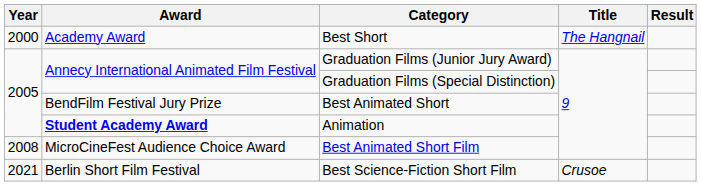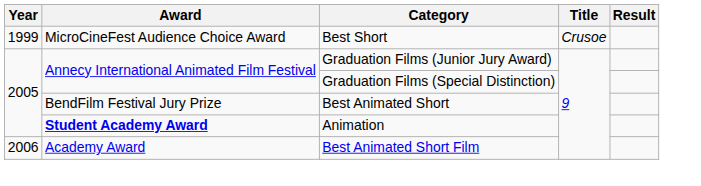(23, 37) 2000 -> (23, 37) 1999
(95, 37) Academy Award -> (165, 37) MicroCineFest Audience Choice Award
(603, 37) The Hangnail -> (584, 37) Crusoe
(23, 147) 2008 -> (23, 147) 2006
(165, 147) MicroCineFest Audience Choice Award -> (95, 147) Academy Award
- row: (419, 170)
